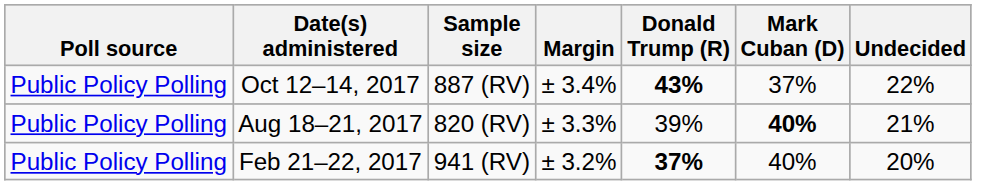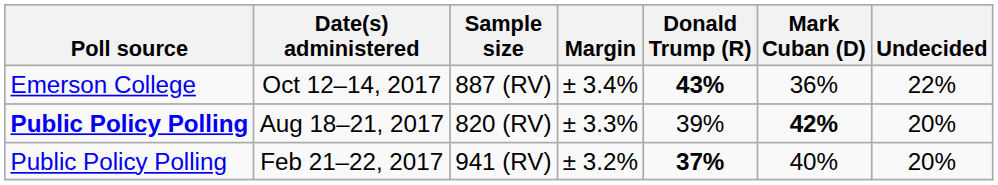(119, 85) Public Policy Polling -> (103, 85) Emerson College
(792, 85) 37% -> (814, 85) 36%
(119, 123) normal -> (129, 123) bold
(792, 123) 40% -> (814, 123) 42%
(910, 123) 21% -> (932, 123) 20%
